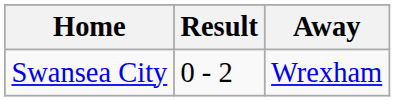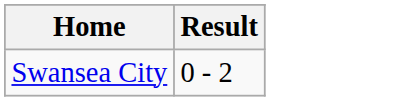- column: (327, 27)
